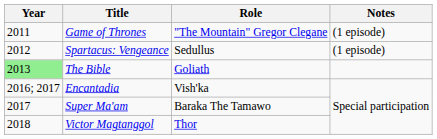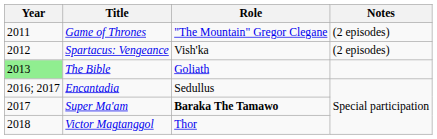(359, 32) (1 episode) -> (361, 32) (2 episodes)
(194, 50) Sedullus -> (191, 50) Vish'ka
(359, 50) (1 episode) -> (361, 50) (2 episodes)
(191, 87) Vish'ka -> (194, 87) Sedullus
(223, 106) normal -> (226, 106) bold
